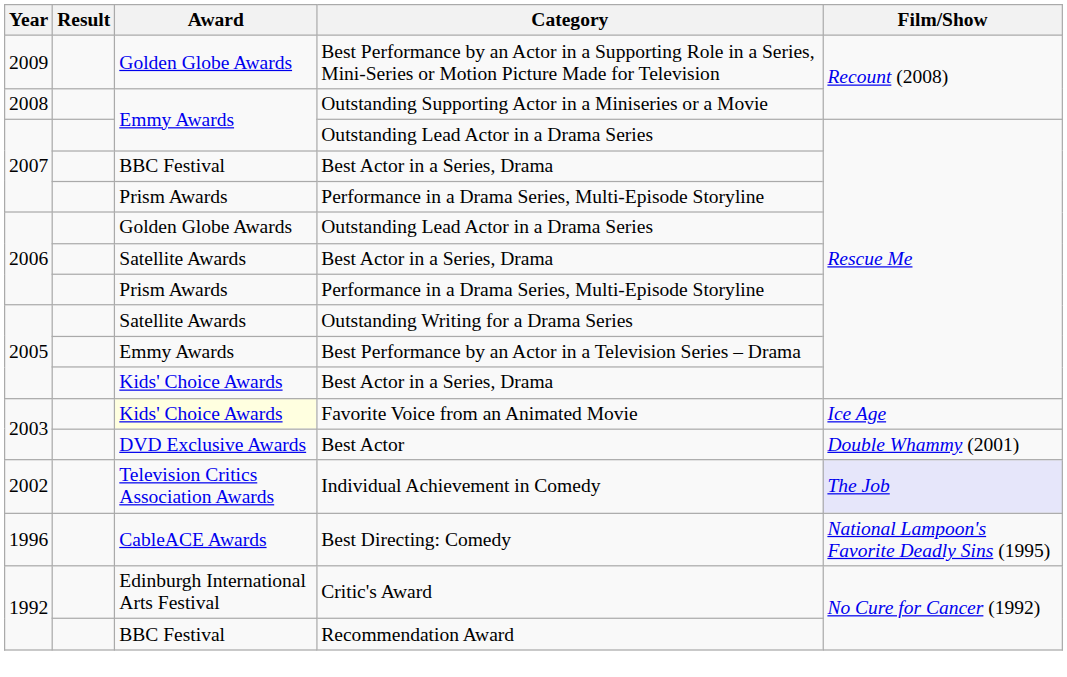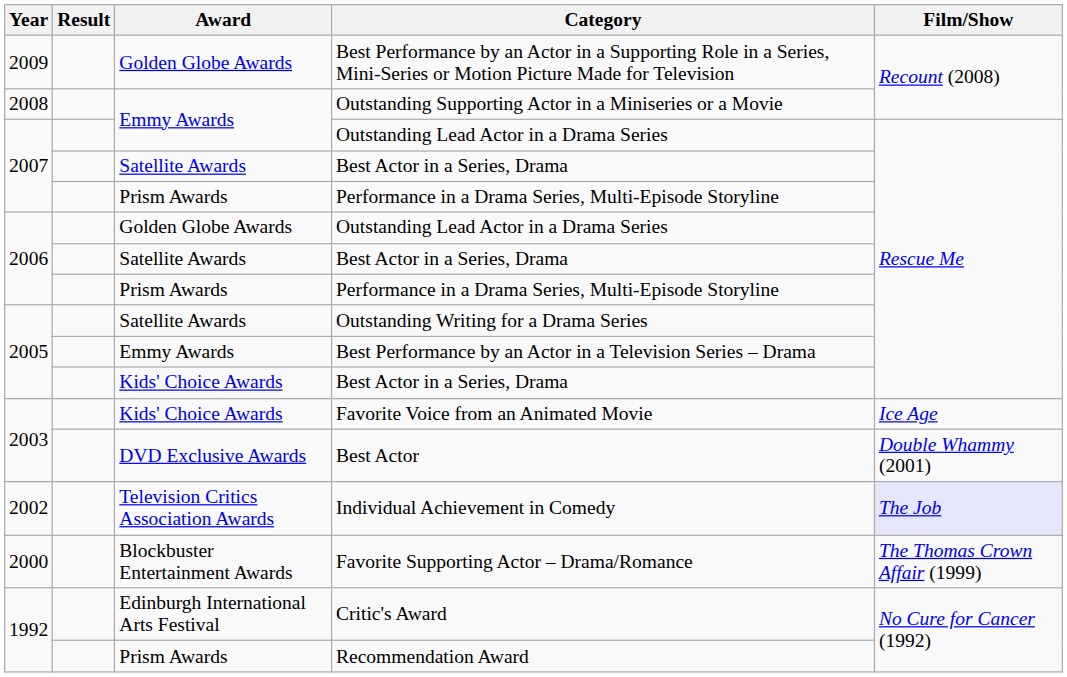(172, 165) BBC Festival -> (183, 165) Satellite Awards
(201, 413) lightyellow background -> (201, 413) no background
+ row: (29, 561)
- row: (29, 539)
(172, 634) BBC Festival -> (173, 656) Prism Awards
